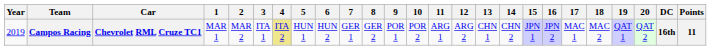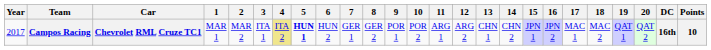(16, 32) 2019 -> (16, 32) 2017
(303, 32) normal -> (304, 32) bold
(692, 32) 11 -> (692, 32) 10
